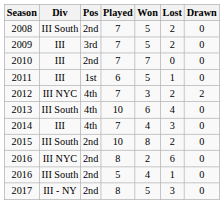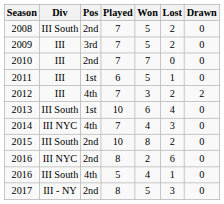(60, 93) III NYC -> (60, 93) III
(91, 110) 4th -> (91, 110) 1st
(60, 126) III -> (60, 126) III NYC
(91, 175) 2nd -> (91, 175) 4th
